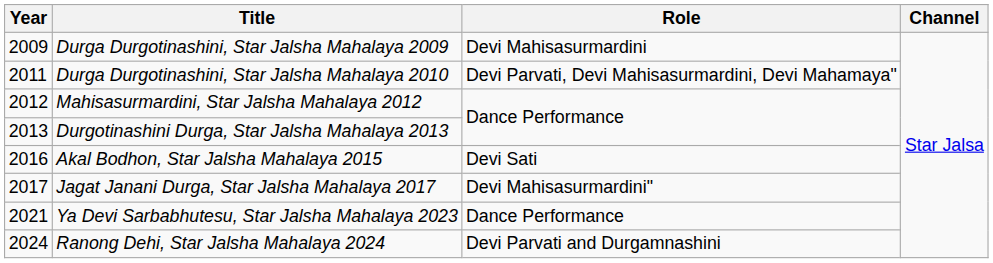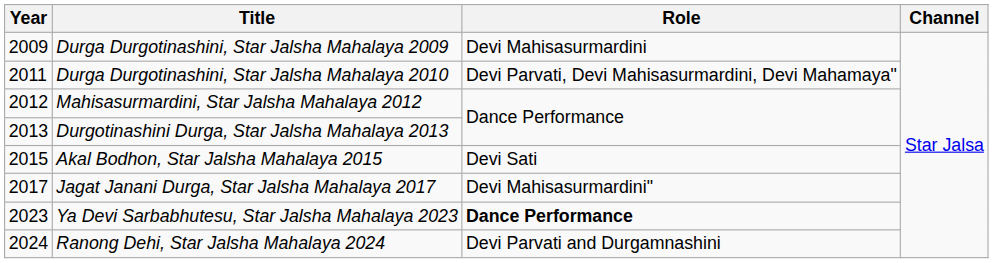(28, 159) 2016 -> (28, 159) 2015
(28, 215) 2021 -> (28, 215) 2023
(545, 215) normal -> (549, 215) bold
